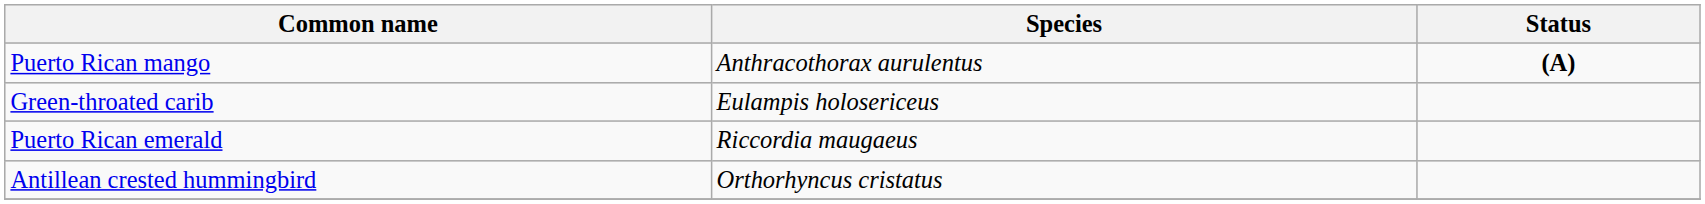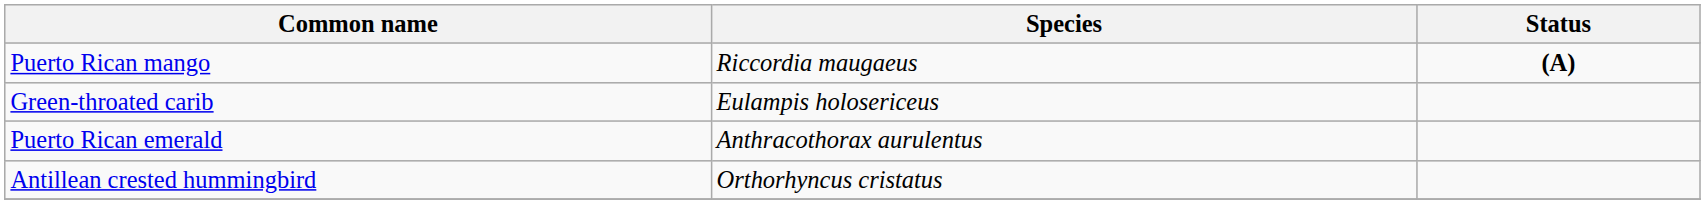(850, 62) Anthracothorax aurulentus -> (817, 62) Riccordia maugaeus
(817, 140) Riccordia maugaeus -> (850, 140) Anthracothorax aurulentus
